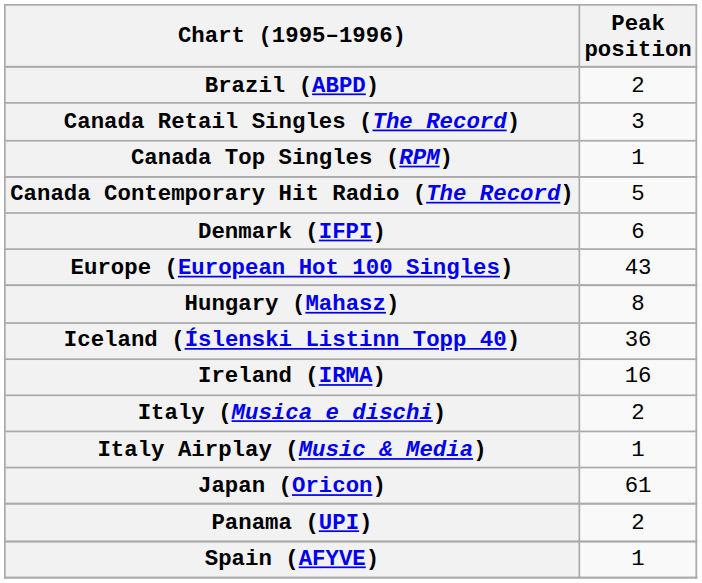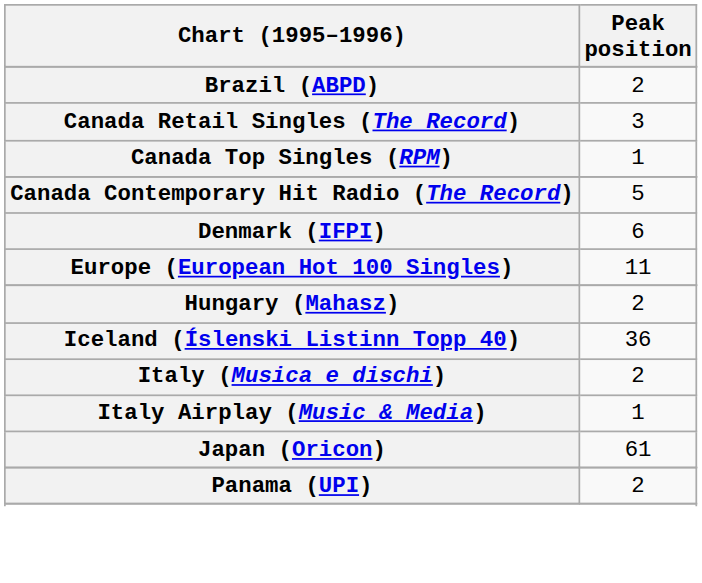(638, 268) 43 -> (638, 268) 11
(638, 304) 8 -> (638, 304) 2
- row: (292, 377)
- row: (292, 559)
